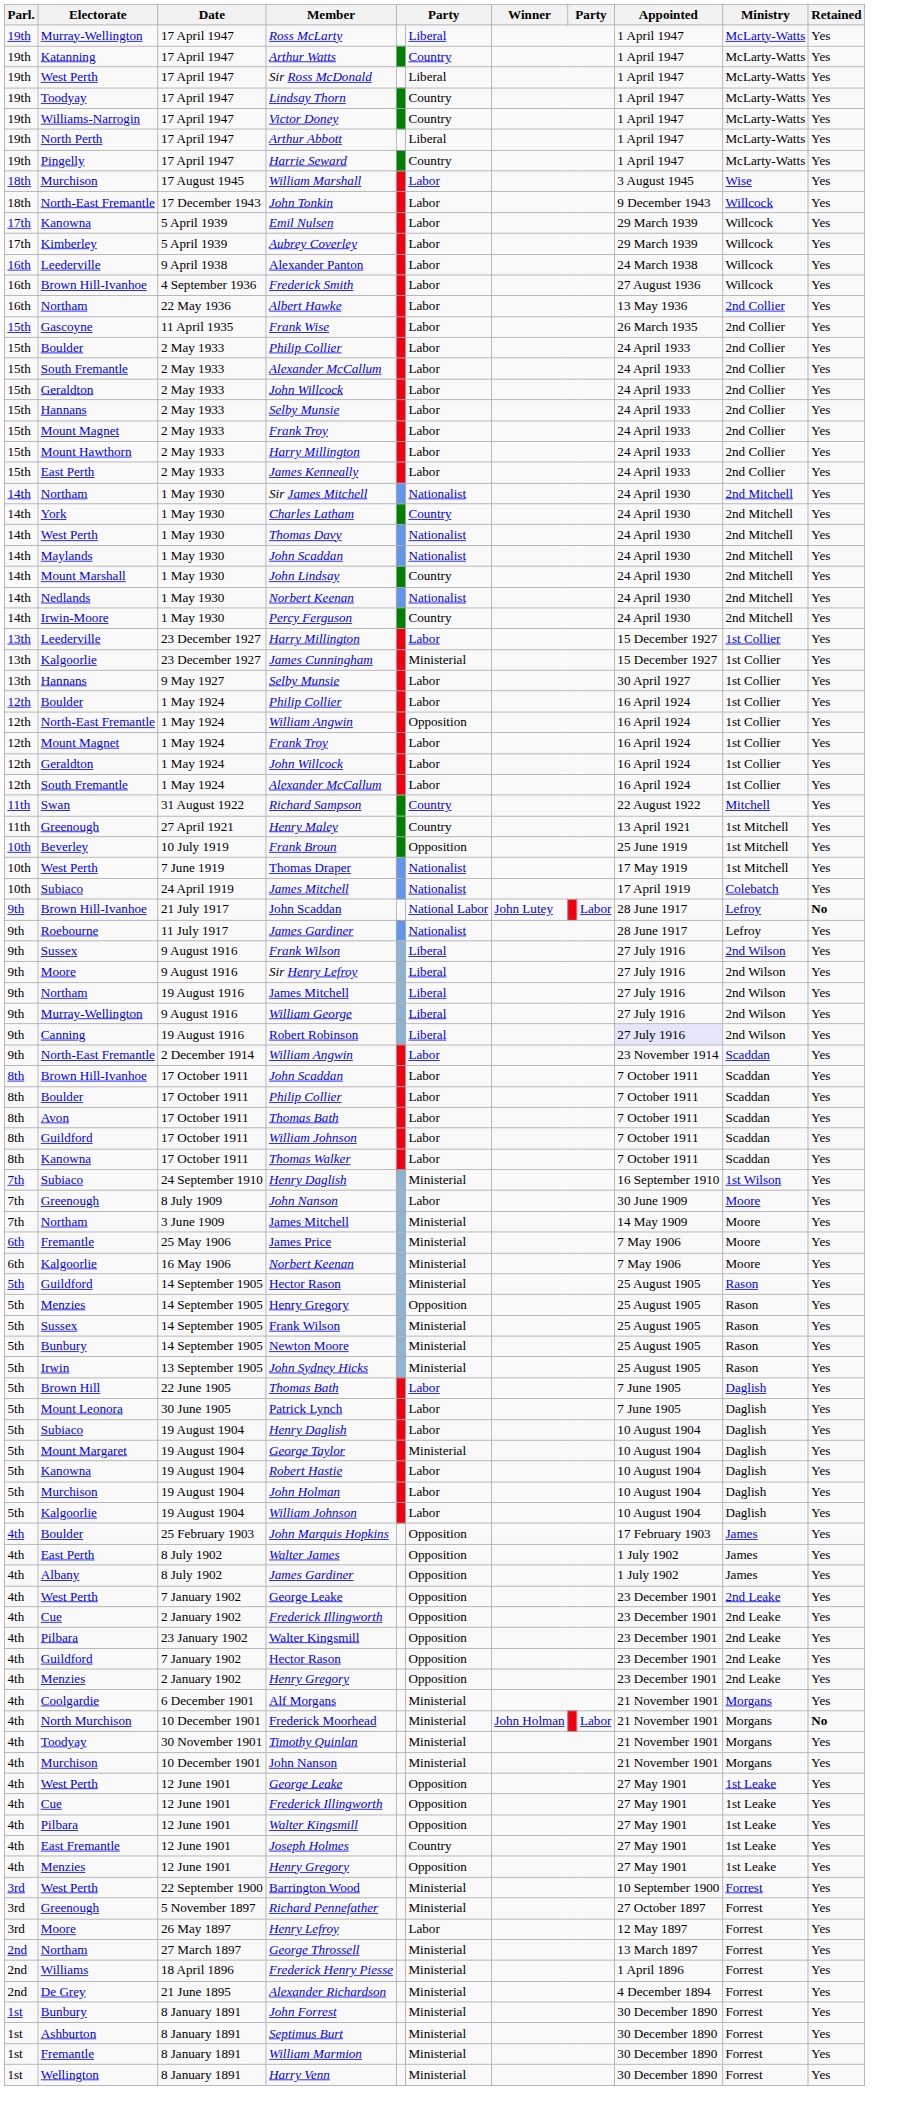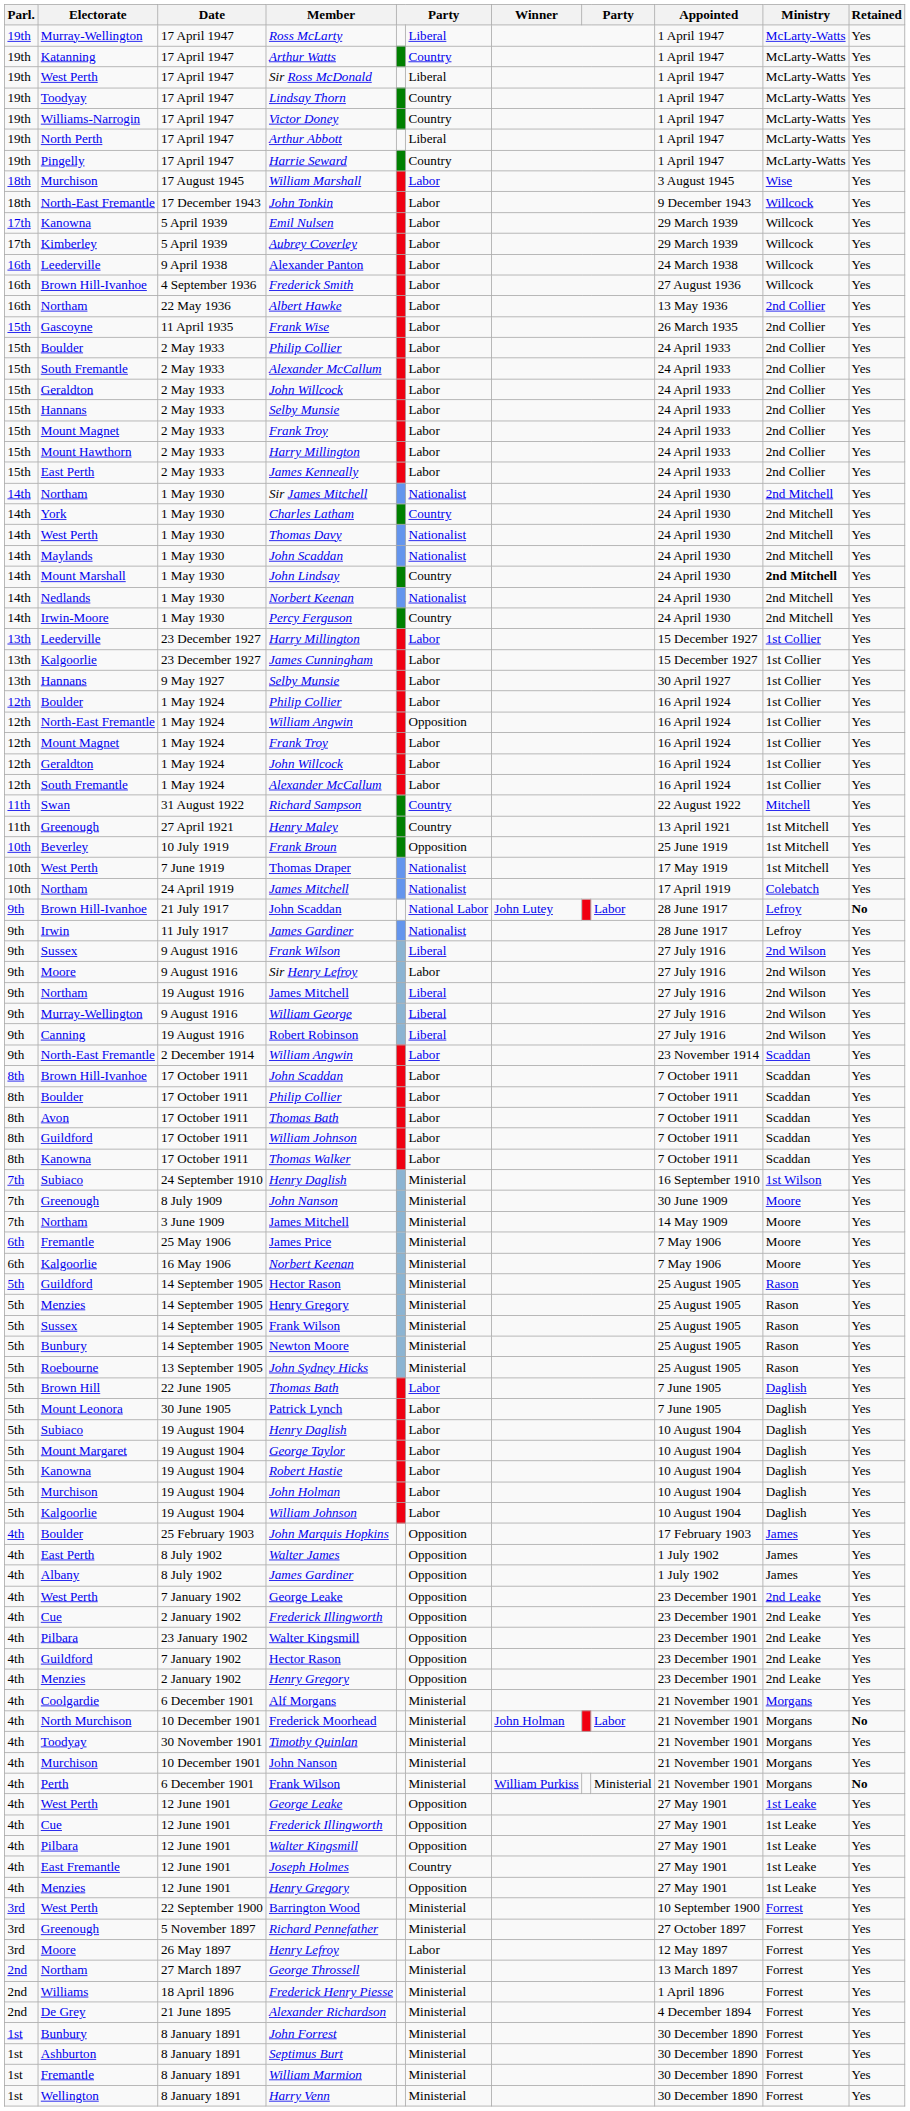(759, 576) normal -> (801, 576) bold
(437, 659) Ministerial -> (424, 659) Labor
(62, 888) Subiaco -> (64, 888) Northam
(70, 930) Roebourne -> (55, 930) Irwin
(427, 972) Liberal -> (424, 972) Labor
(651, 1034) lavender background -> (692, 1034) no background
(424, 1200) Labor -> (437, 1200) Ministerial
(438, 1304) Opposition -> (437, 1304) Ministerial
(55, 1367) Irwin -> (70, 1367) Roebourne
(437, 1450) Ministerial -> (424, 1450) Labor
+ row: (208, 1783)
